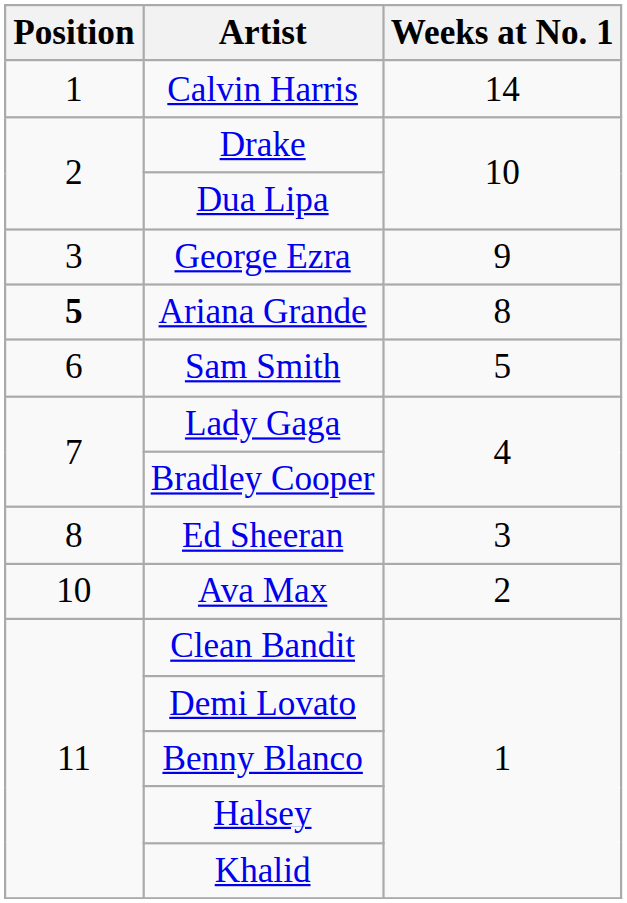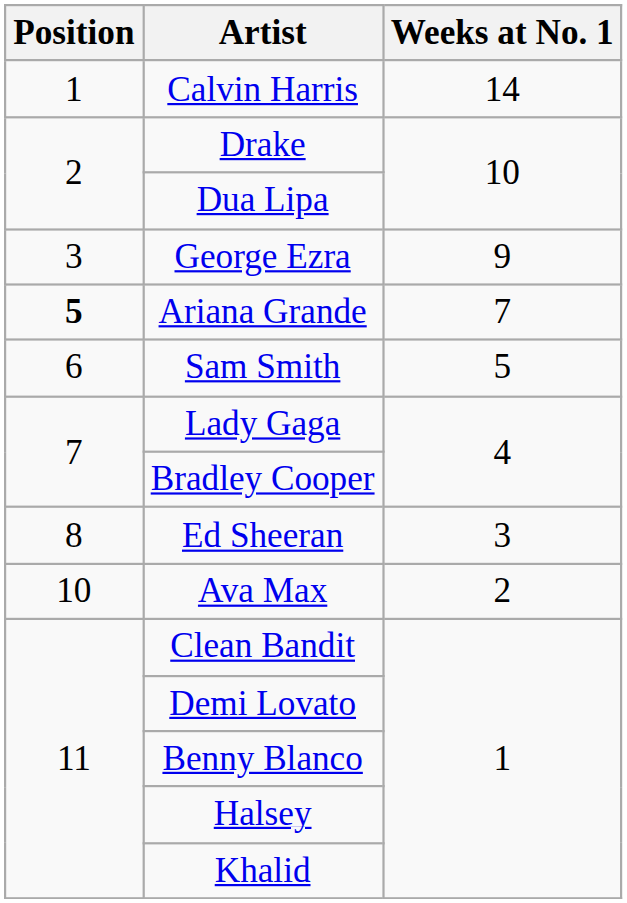(502, 311) 8 -> (502, 311) 7
